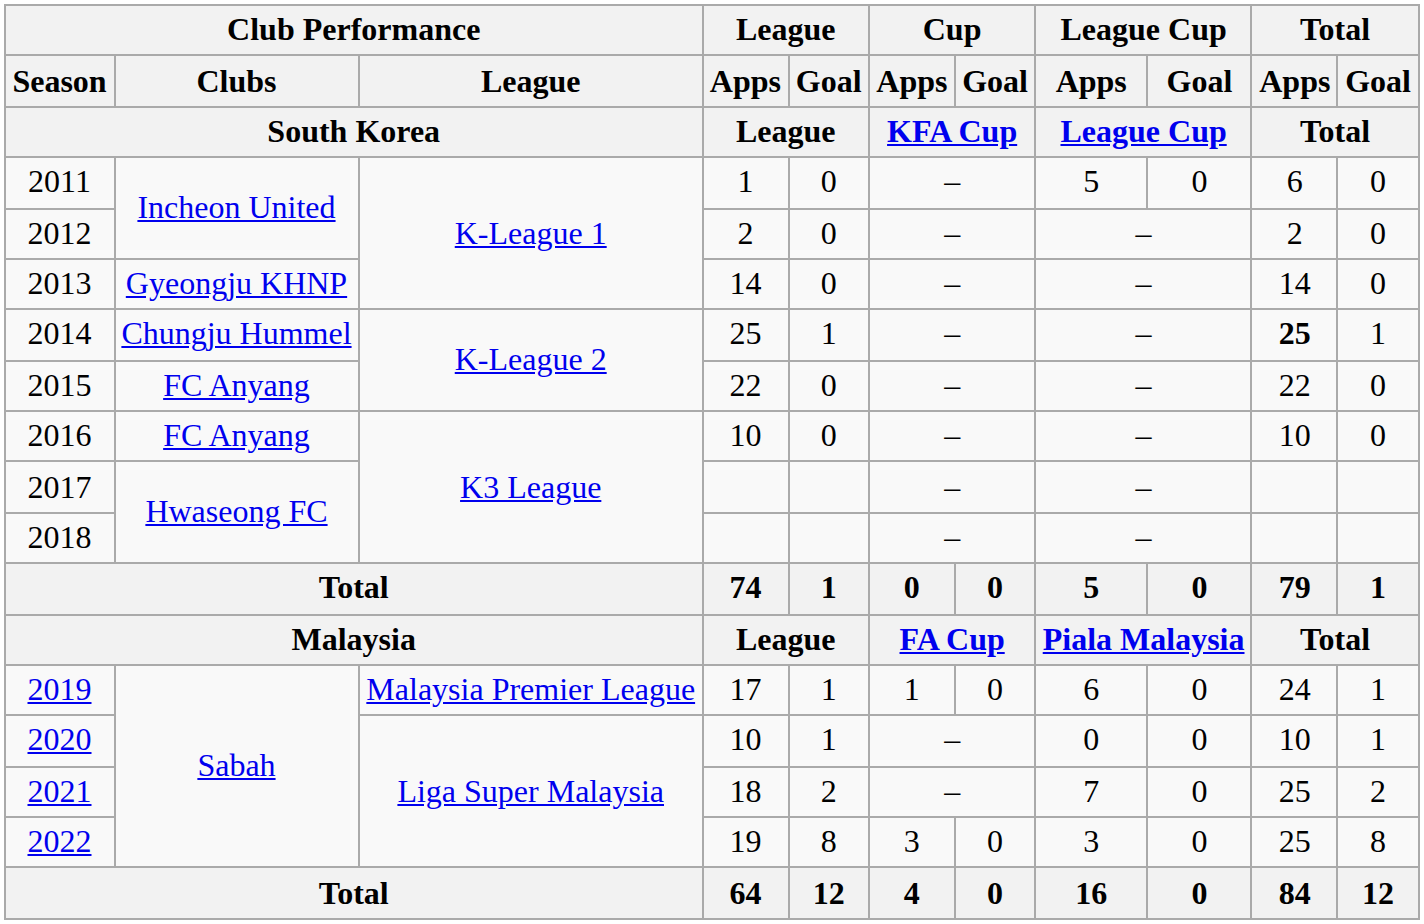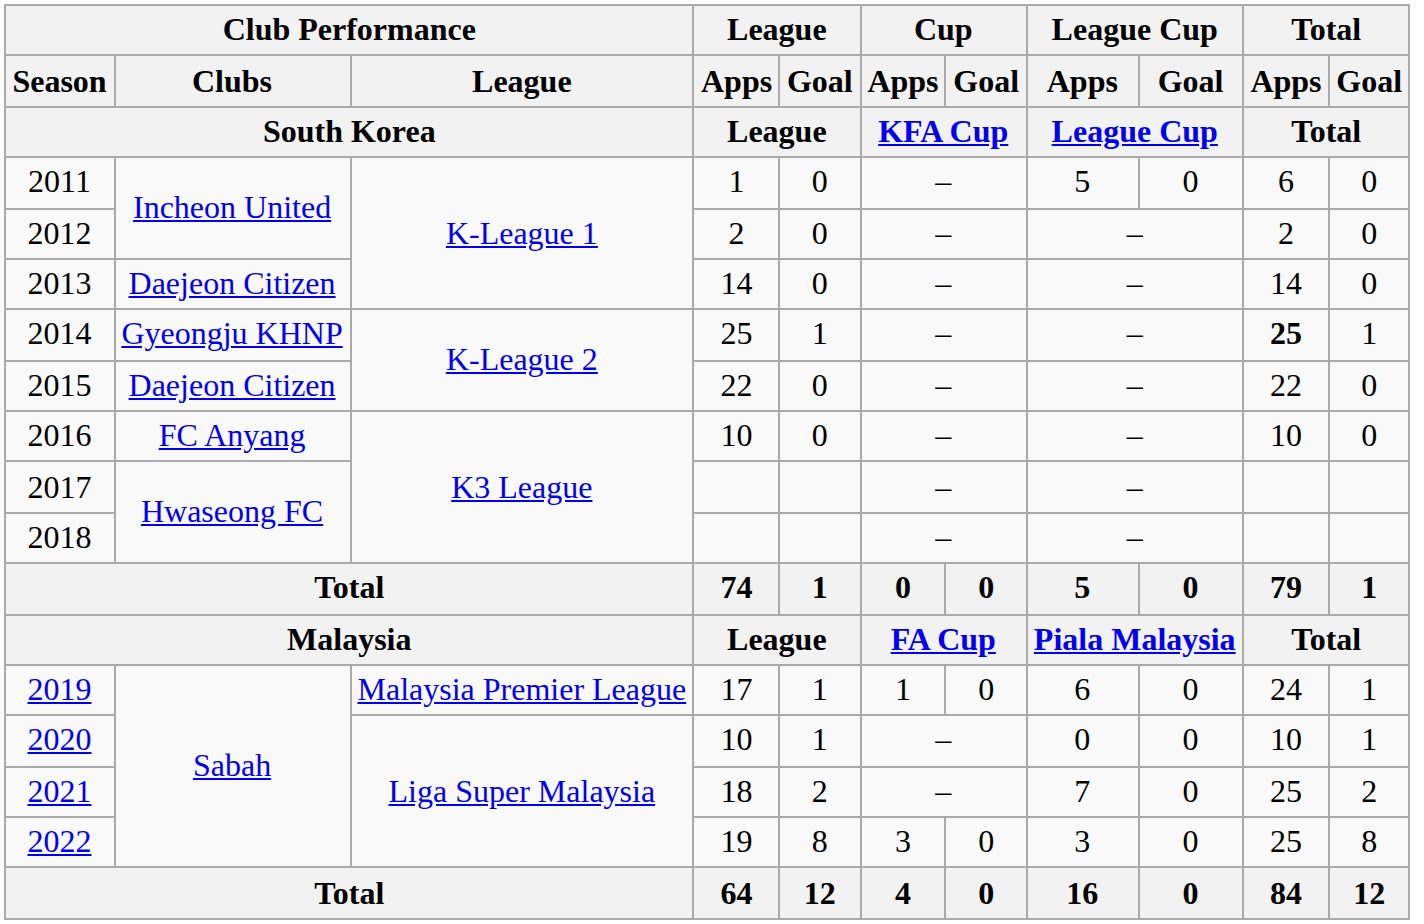(236, 283) Gyeongju KHNP -> (232, 283) Daejeon Citizen
(236, 334) Chungju Hummel -> (232, 334) Gyeongju KHNP
(236, 385) FC Anyang -> (232, 385) Daejeon Citizen
